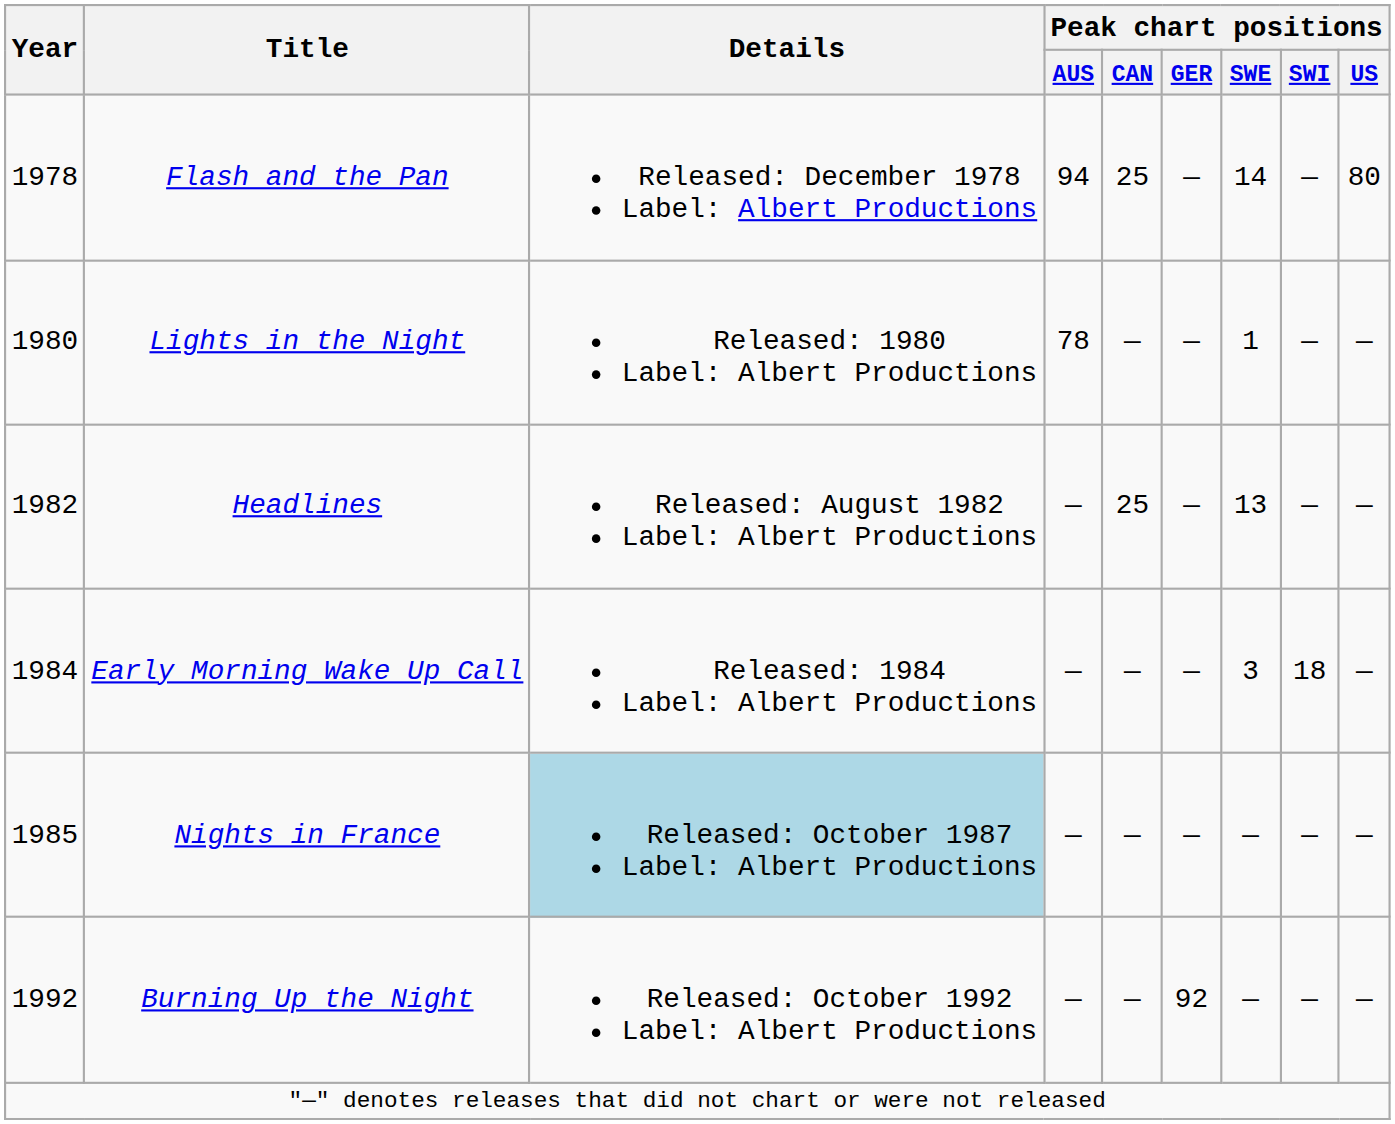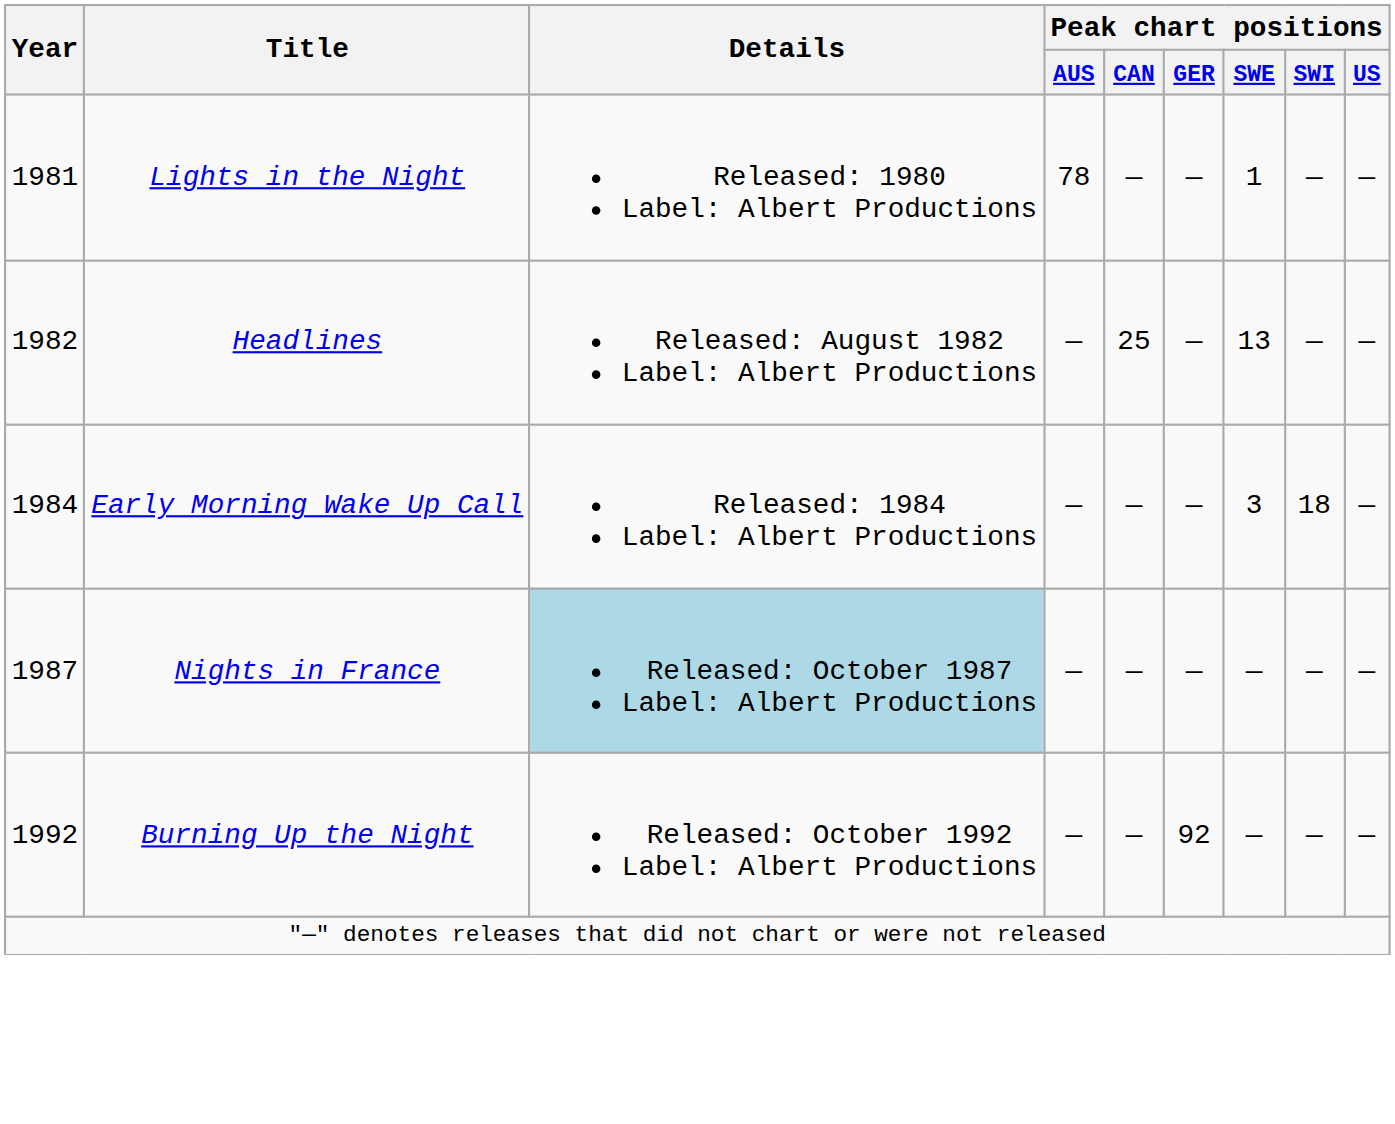- row: (307, 178)
(45, 342) 1980 -> (45, 178) 1981
(45, 835) 1985 -> (45, 671) 1987
